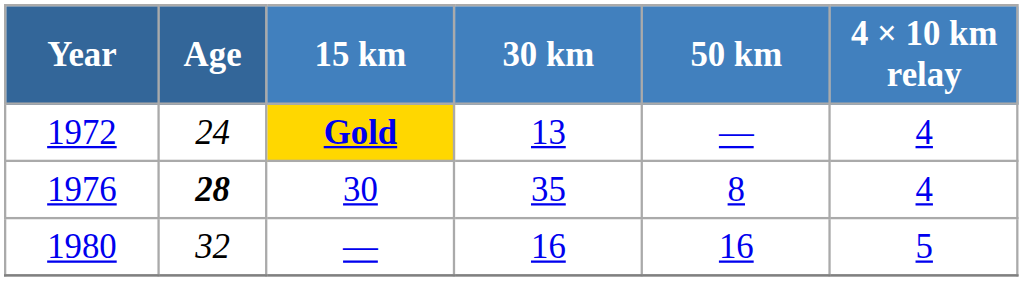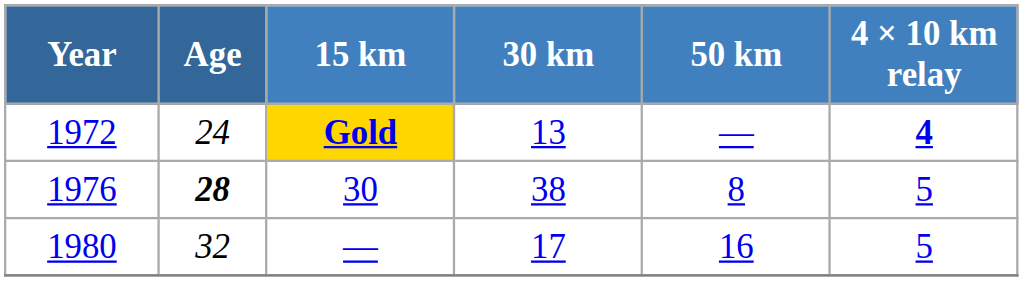(924, 131) normal -> (924, 131) bold
(548, 189) 35 -> (548, 189) 38
(924, 189) 4 -> (924, 189) 5
(548, 246) 16 -> (548, 246) 17
